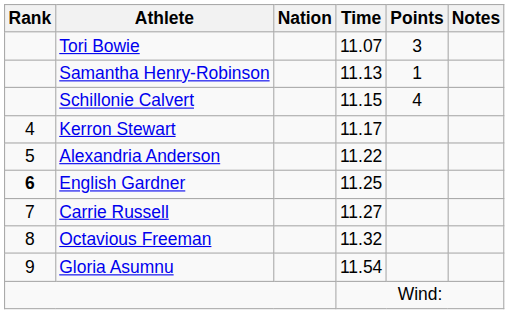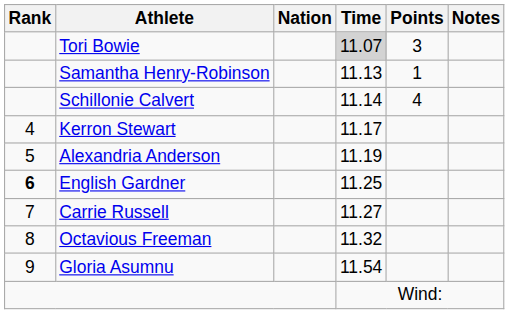(361, 45) no background -> (361, 45) lightgrey background
(361, 101) 11.15 -> (361, 101) 11.14
(361, 156) 11.22 -> (361, 156) 11.19
